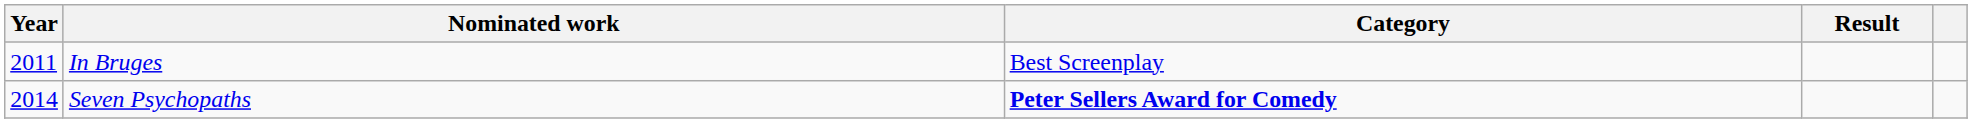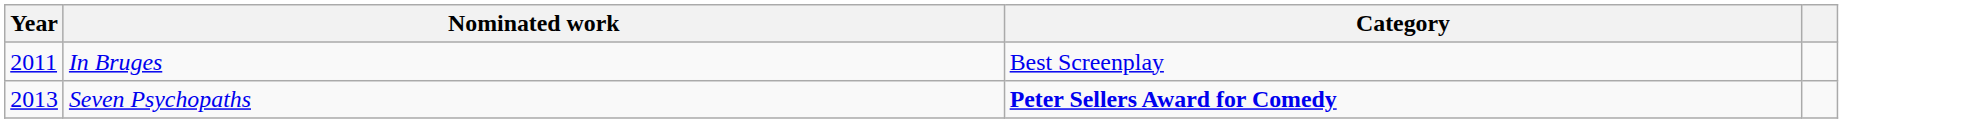- column: (1867, 23)
(34, 99) 2014 -> (34, 99) 2013
